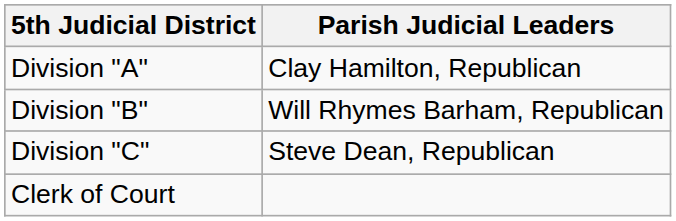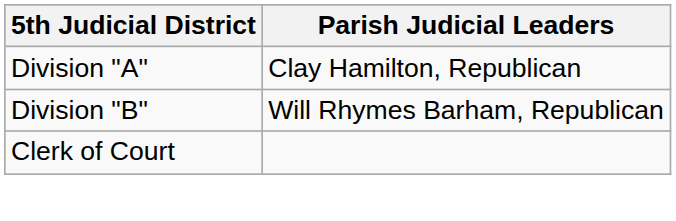- row: (80, 151)
